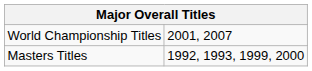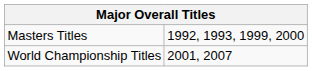rows swapped: (84, 35) <-> (47, 55)
